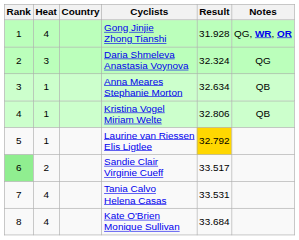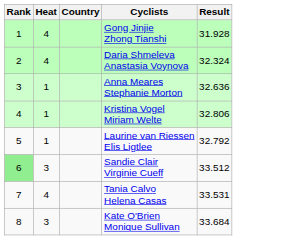- column: (263, 12)
(46, 60) 3 -> (46, 60) 4
(214, 87) 32.634 -> (214, 87) 32.636
(214, 141) gold background -> (214, 141) no background
(46, 168) 2 -> (46, 168) 3
(214, 168) 33.517 -> (214, 168) 33.512
(46, 221) 4 -> (46, 221) 3
